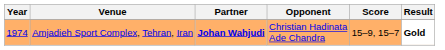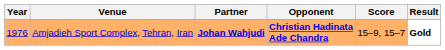(17, 33) 1974 -> (17, 33) 1976
(308, 33) normal -> (311, 33) bold
